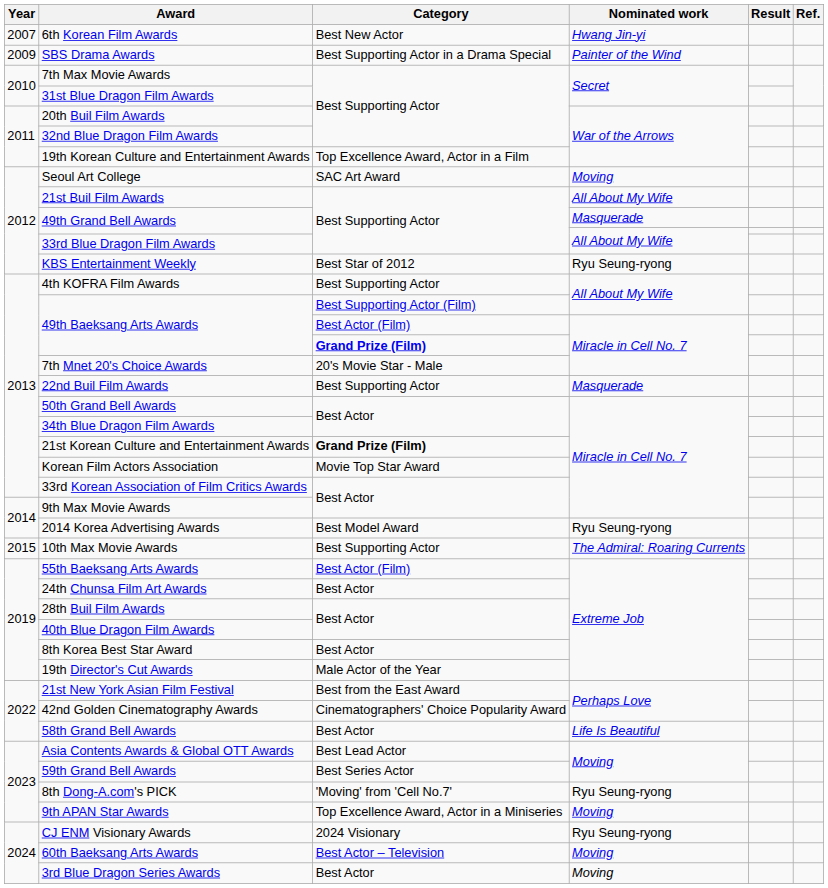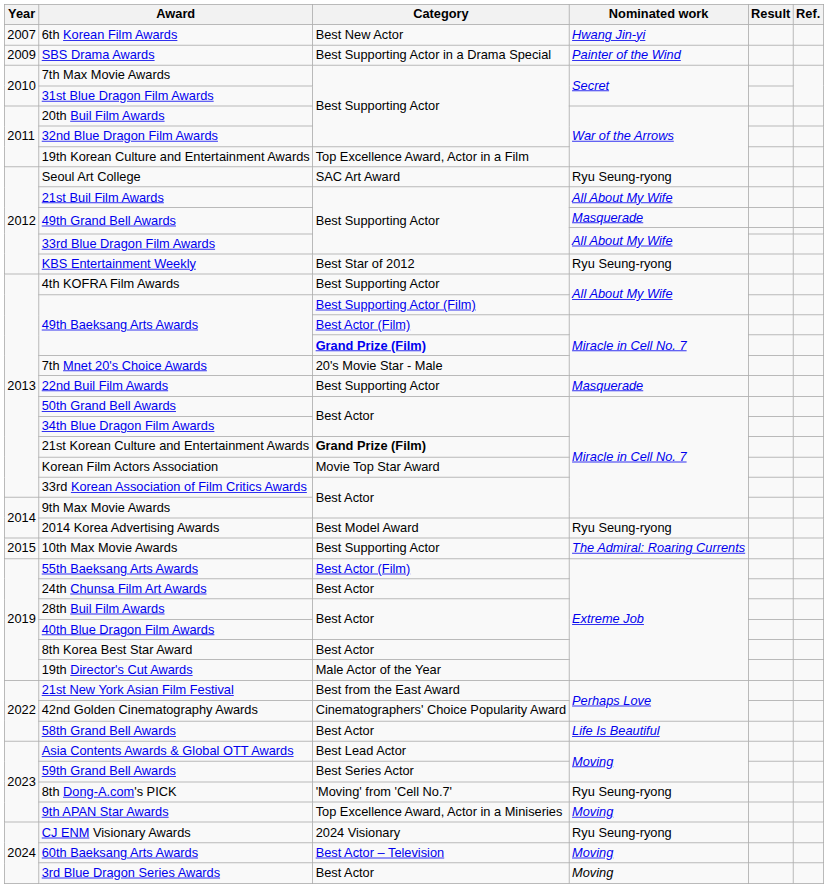(593, 177) Moving -> (622, 177) Ryu Seung-ryong
